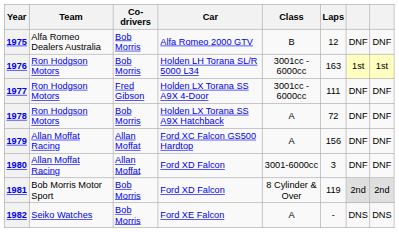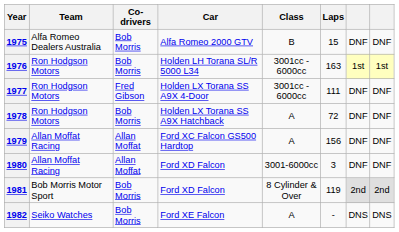(333, 42) 12 -> (333, 42) 15
